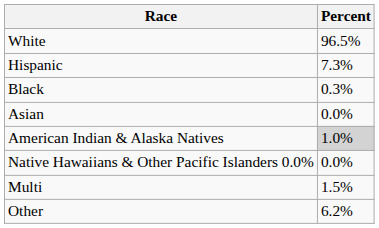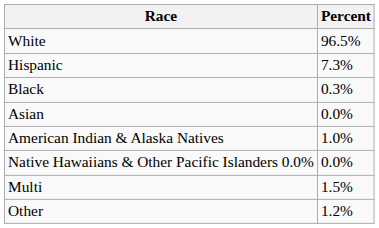(337, 138) lightgrey background -> (337, 138) no background
(337, 211) 6.2% -> (337, 211) 1.2%
